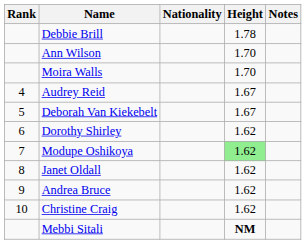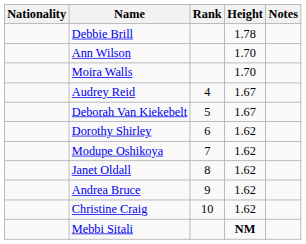columns swapped: (22, 14) <-> (192, 14)
(245, 151) lightgreen background -> (245, 151) no background
